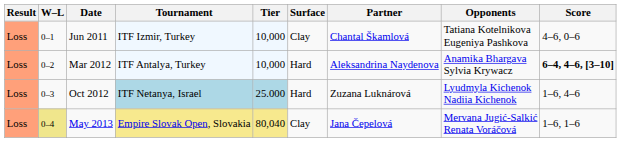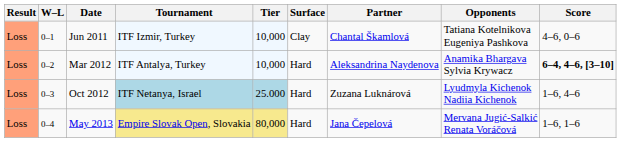(48, 123) khaki background -> (48, 123) no background
(270, 123) 80,040 -> (270, 123) 80,000
(300, 123) Clay -> (301, 123) Hard
